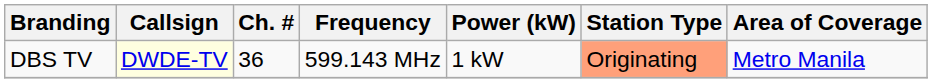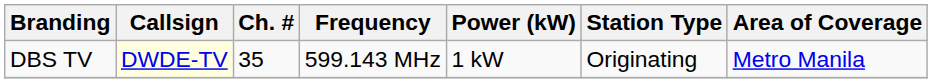(251, 58) 36 -> (251, 58) 35
(642, 58) lightsalmon background -> (642, 58) no background
